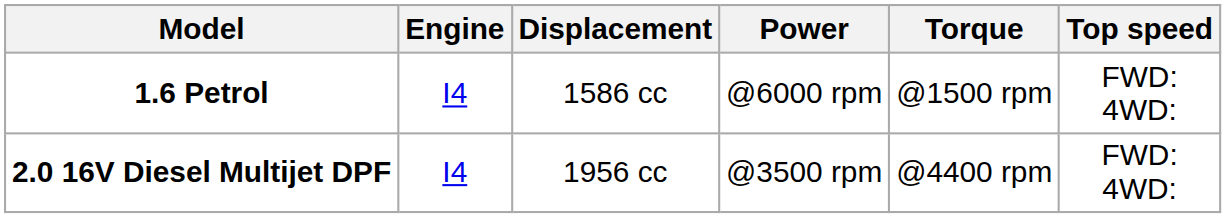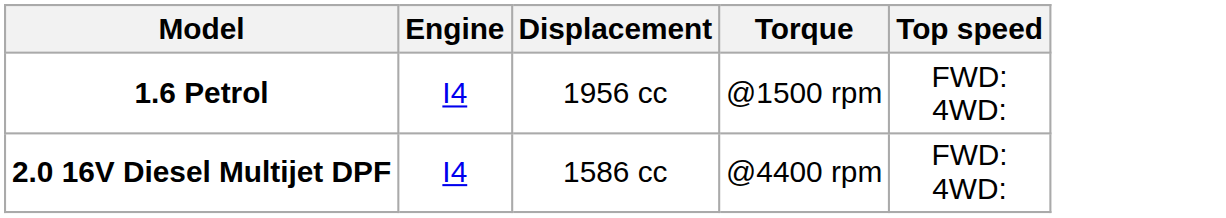- column: (804, 29)
(615, 93) 1586 cc -> (615, 93) 1956 cc
(615, 173) 1956 cc -> (615, 173) 1586 cc
